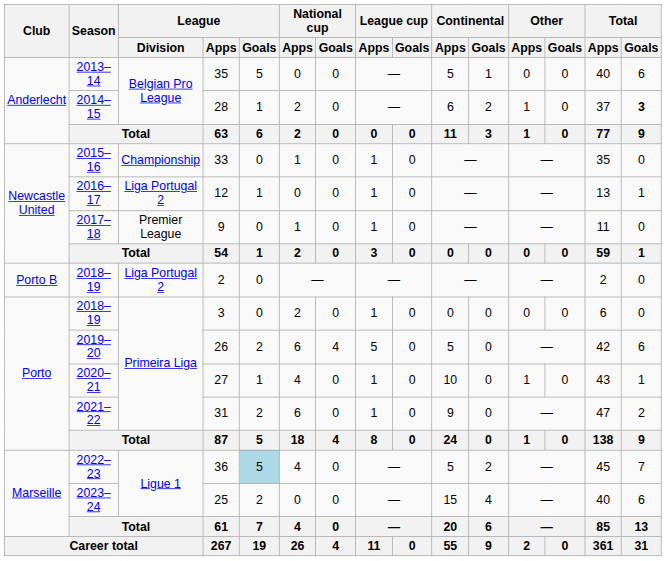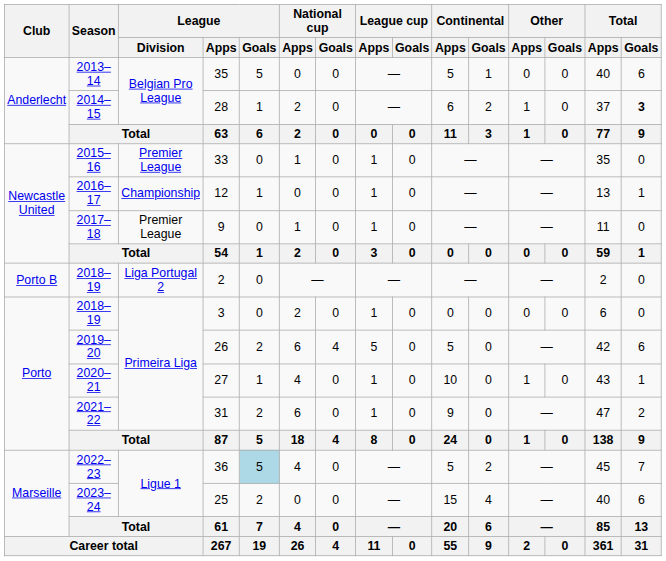(161, 160) Championship -> (161, 160) Premier League
(161, 193) Liga Portugal 2 -> (161, 193) Championship
